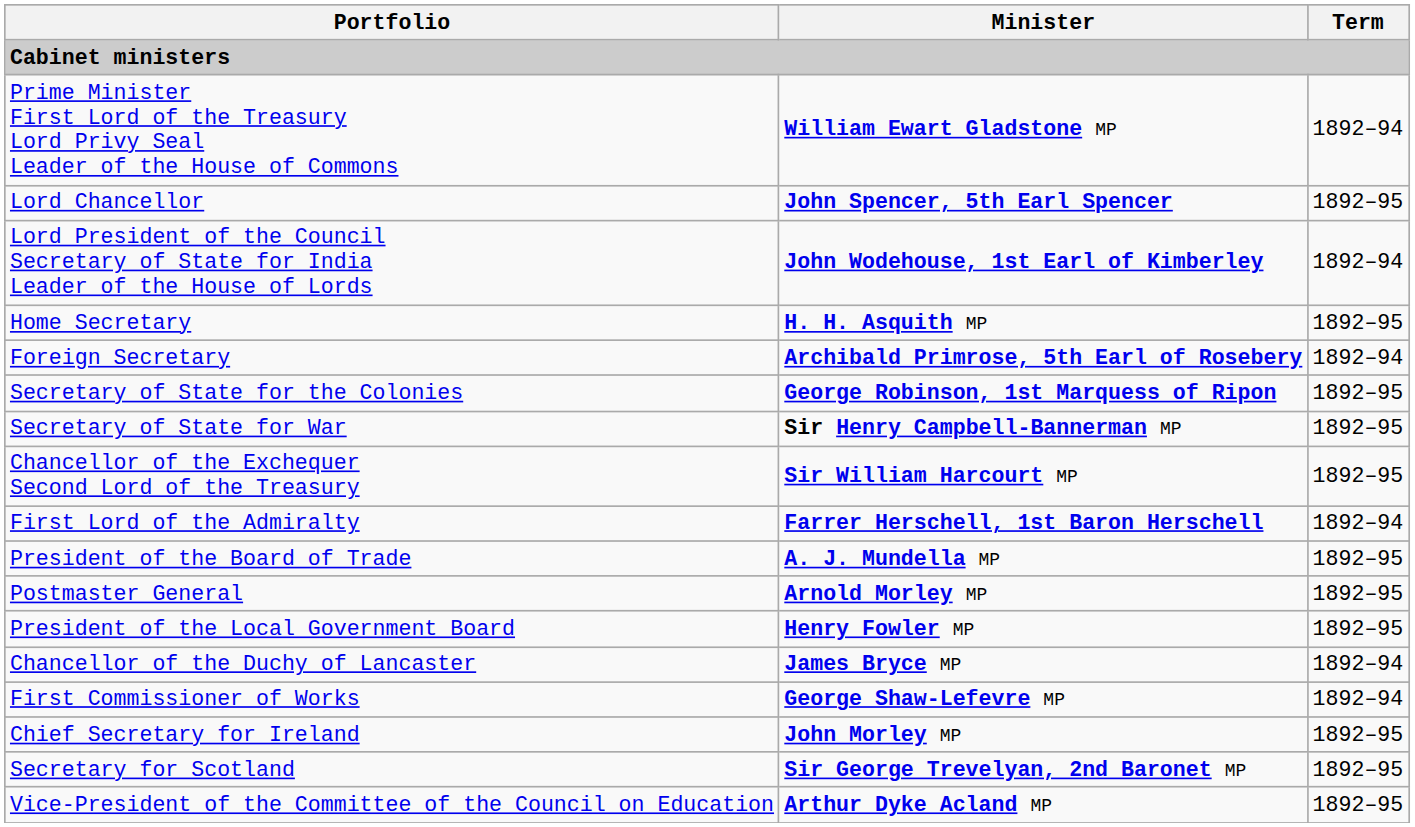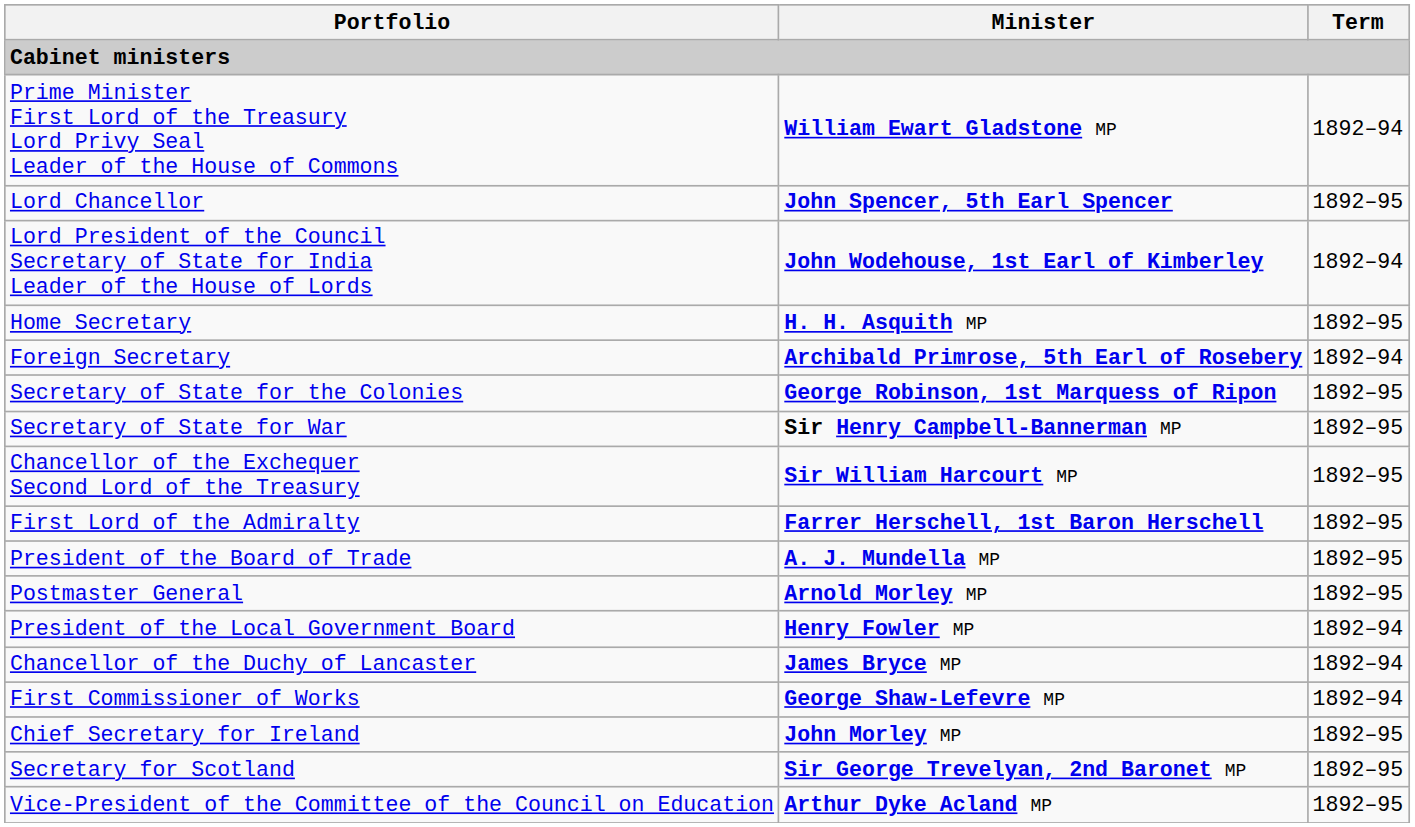(1358, 524) 1892–94 -> (1358, 524) 1892–95
(1358, 629) 1892–95 -> (1358, 629) 1892–94
